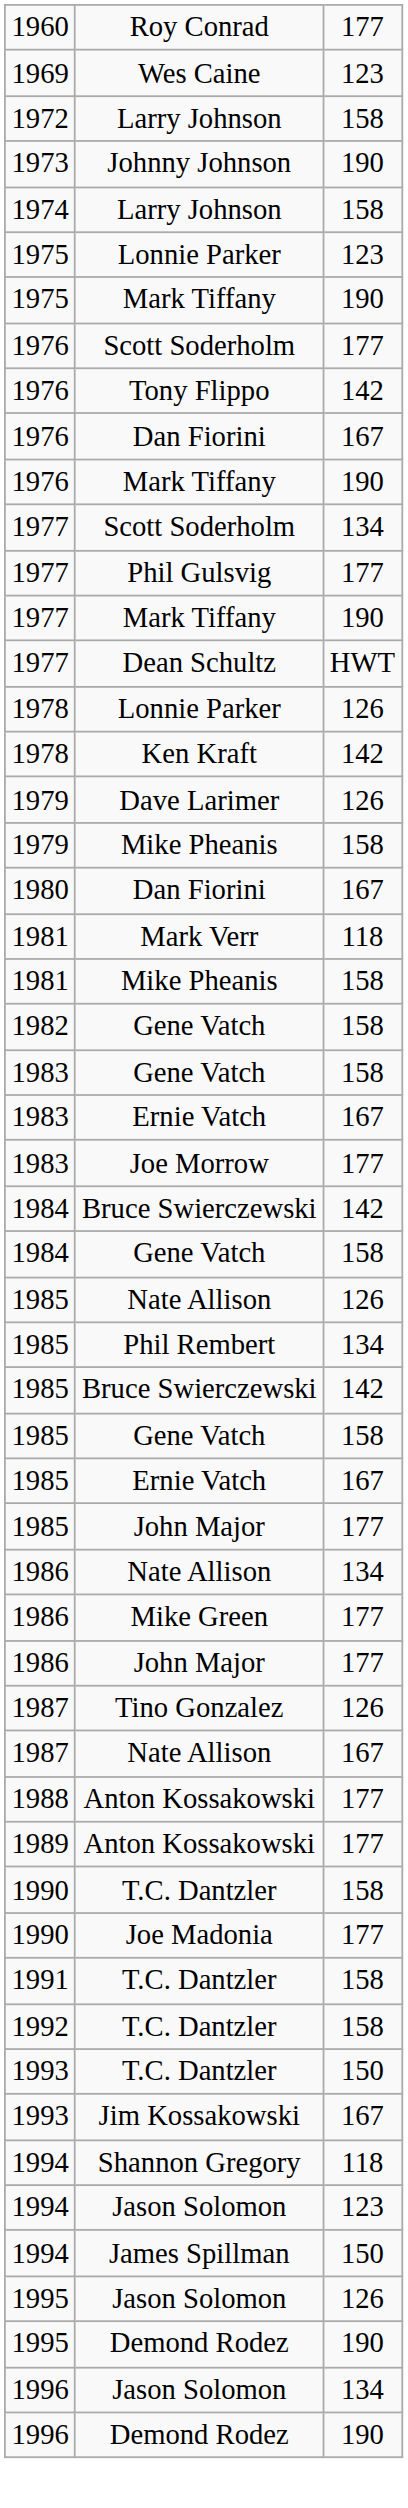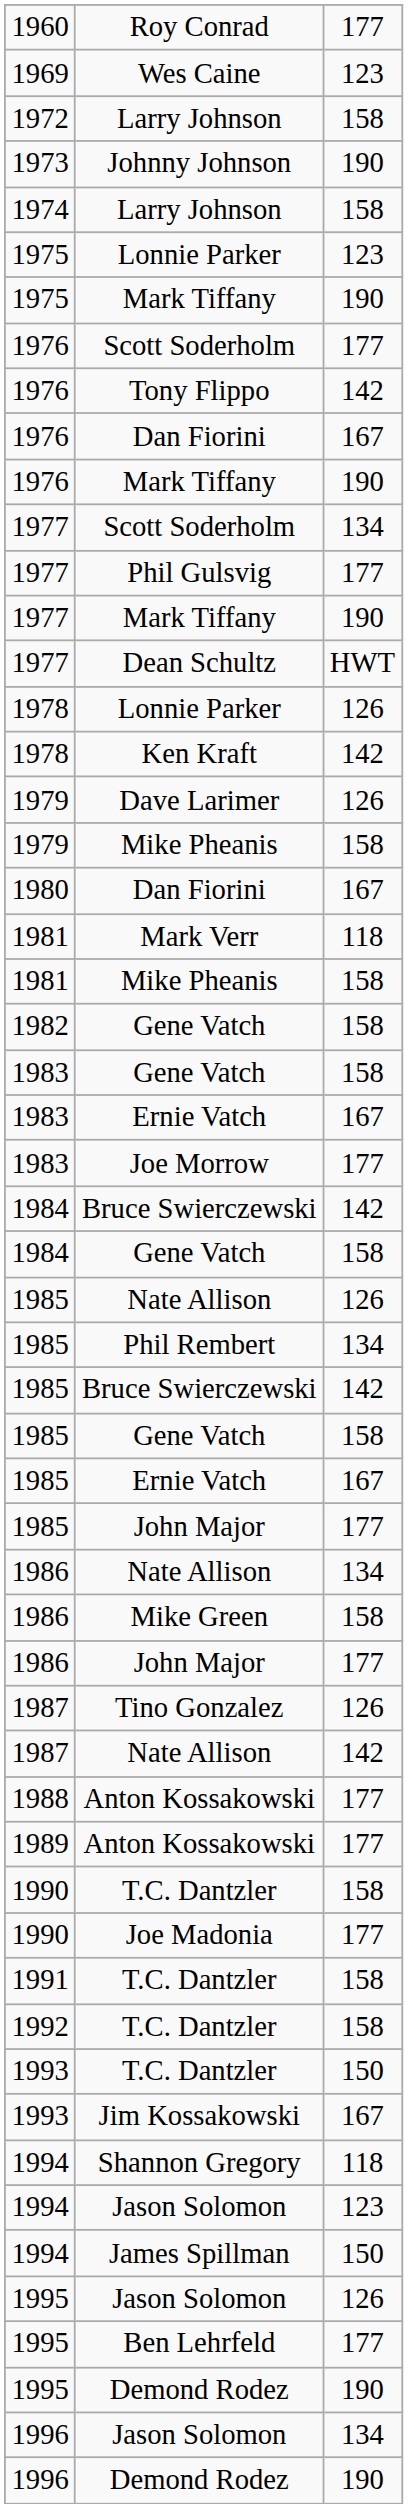(362, 1616) 177 -> (362, 1616) 158
(362, 1753) 167 -> (362, 1753) 142
+ row: (40, 2343)
